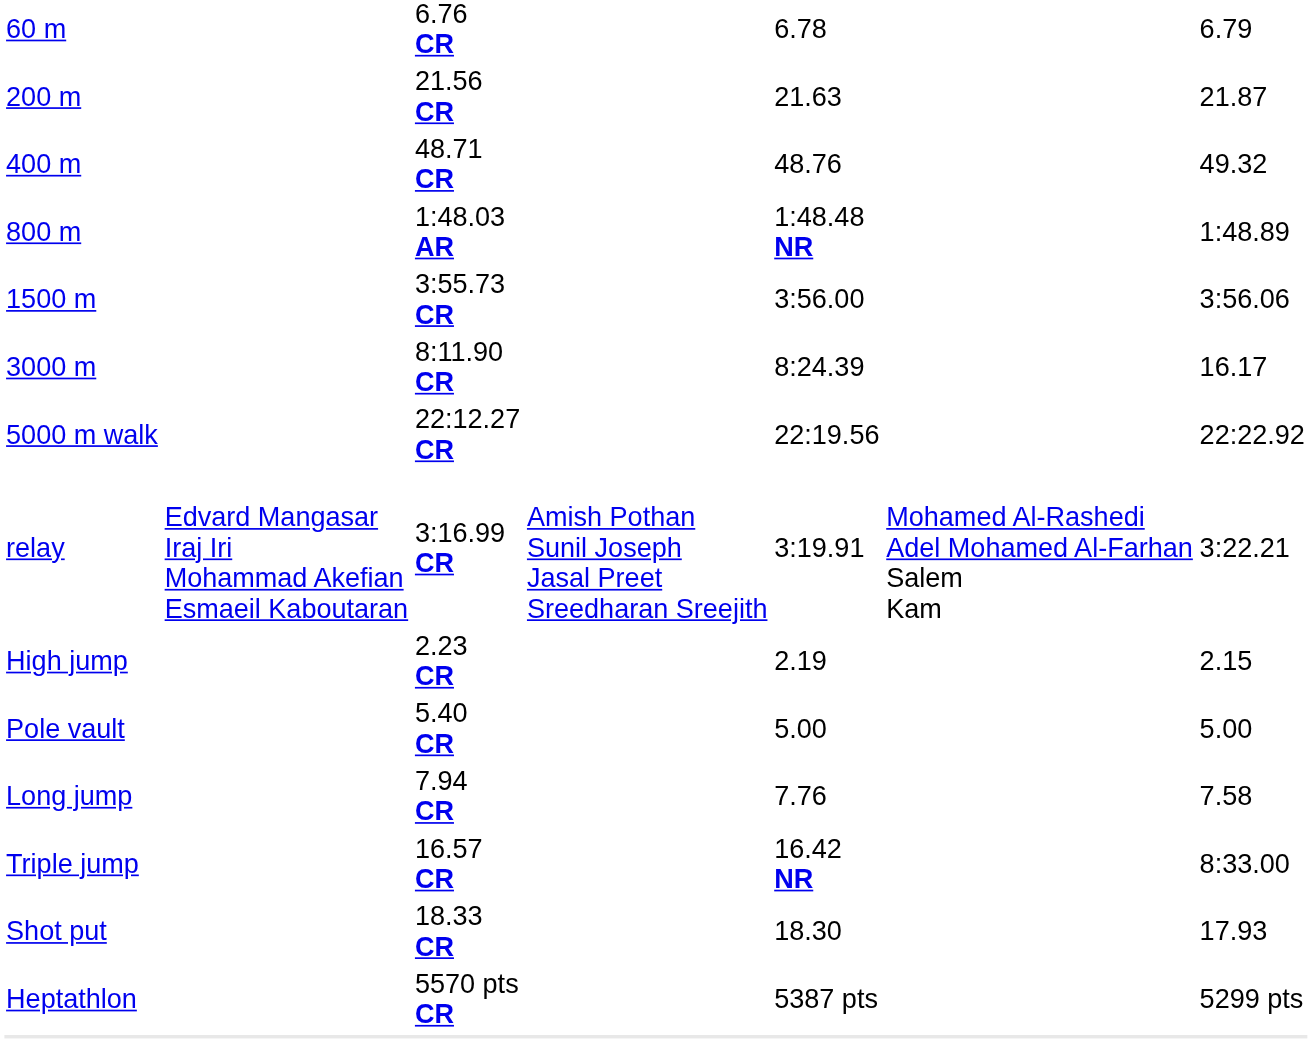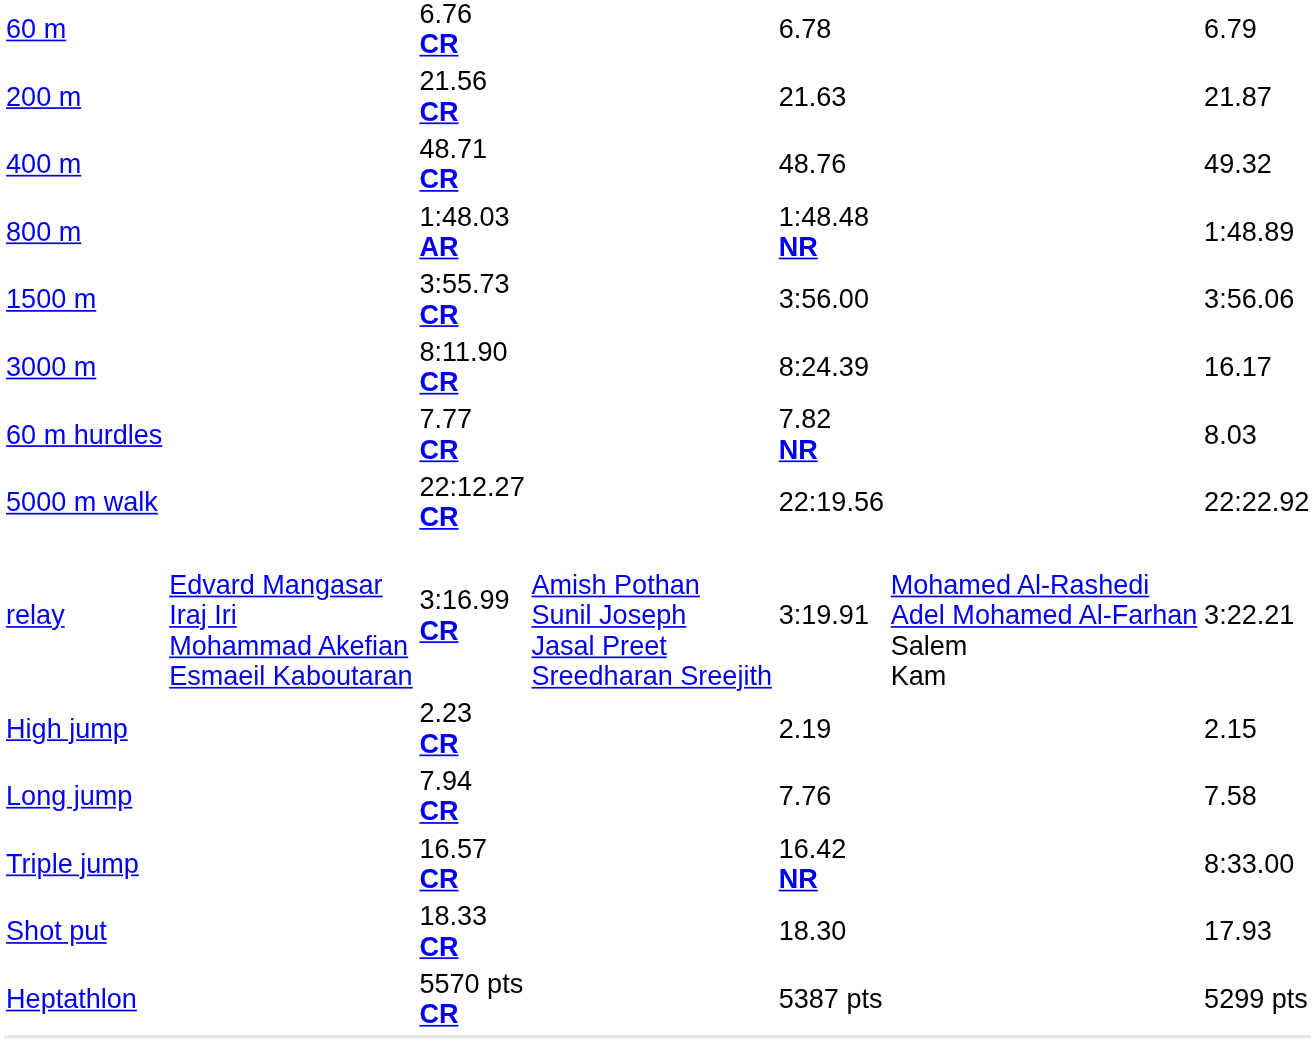+ row: (84, 434)
- row: (65, 728)
